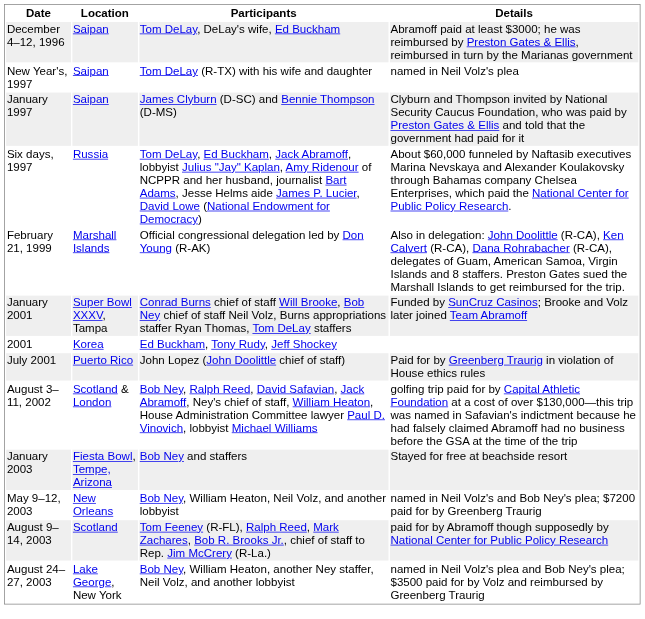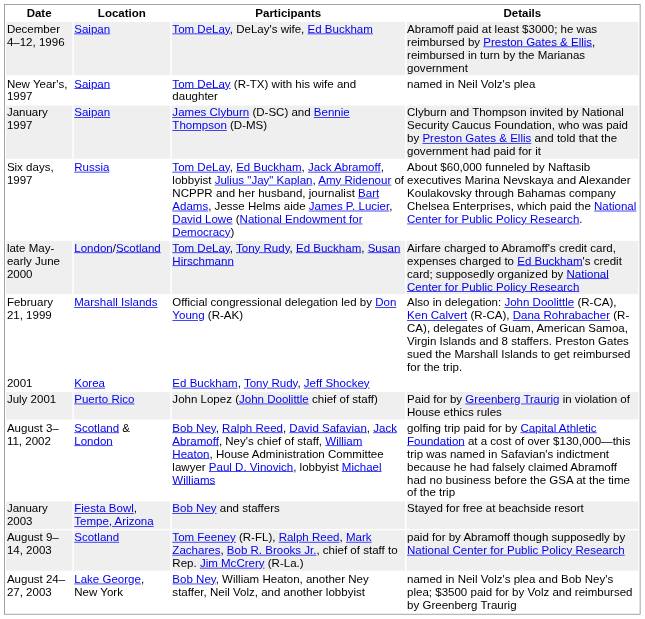+ row: (33, 261)
- row: (27, 309)
- row: (34, 505)
